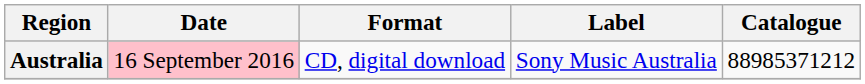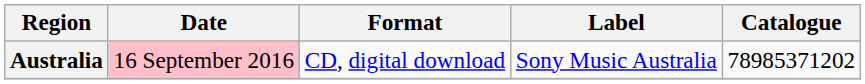(791, 59) 88985371212 -> (791, 59) 78985371202
